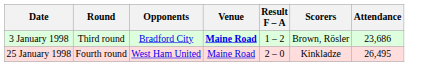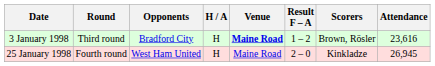+ column: (216, 17)
(378, 38) 23,686 -> (404, 38) 23,616
(378, 54) 26,495 -> (404, 54) 26,945
